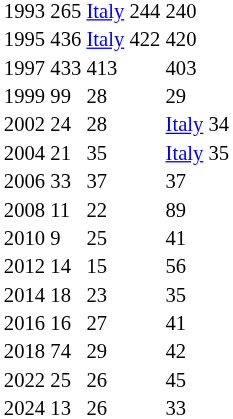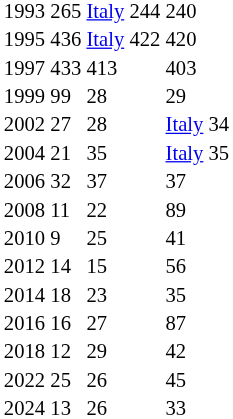(61, 124) 24 -> (61, 124) 27
(61, 181) 33 -> (61, 181) 32
(176, 323) 41 -> (176, 323) 87
(61, 351) 74 -> (61, 351) 12
